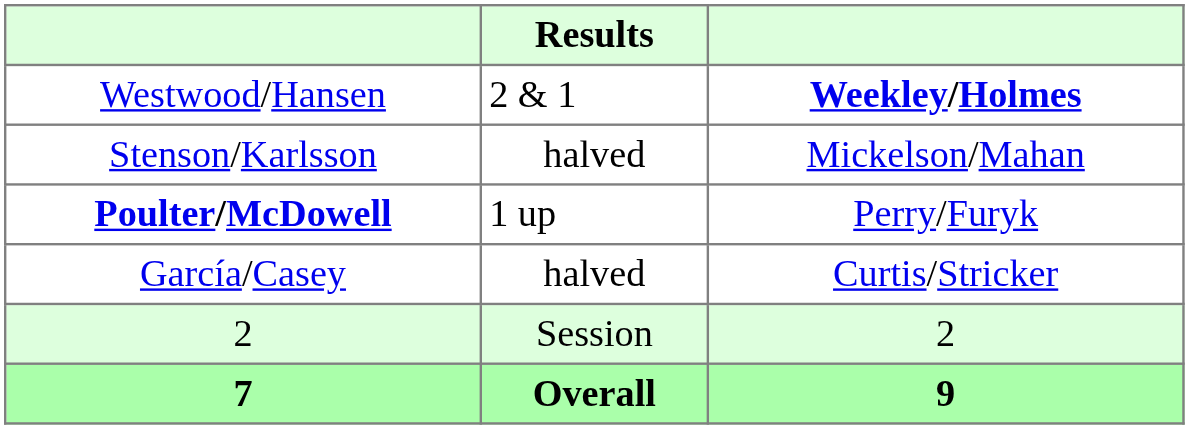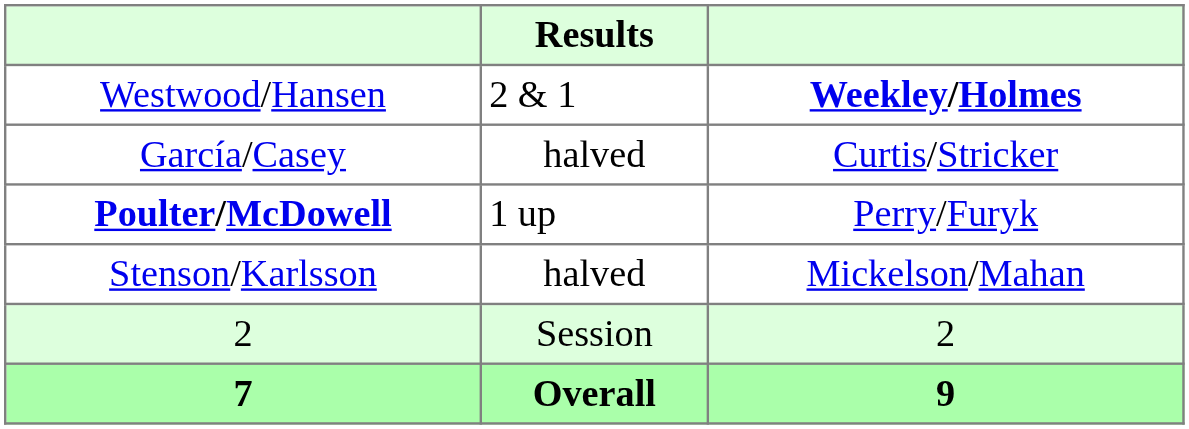rows swapped: (243, 273) <-> (243, 153)
